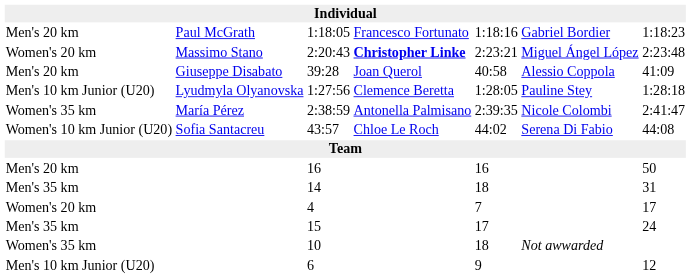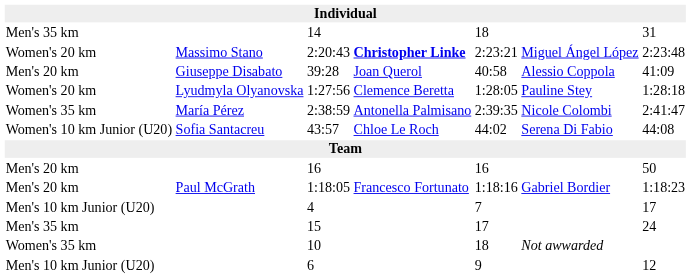rows swapped: (329, 32) <-> (314, 187)
(80, 91) Men's 10 km Junior (U20) -> (51, 91) Women's 20 km
(51, 207) Women's 20 km -> (80, 207) Men's 10 km Junior (U20)
